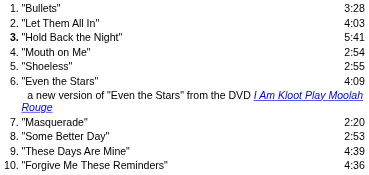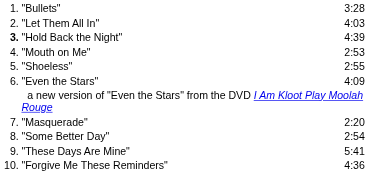(355, 38) 5:41 -> (355, 38) 4:39
(355, 52) 2:54 -> (355, 52) 2:53
(355, 137) 2:53 -> (355, 137) 2:54
(355, 151) 4:39 -> (355, 151) 5:41
